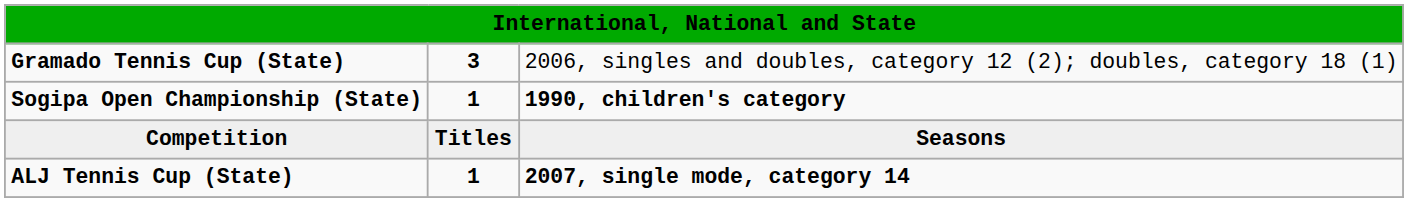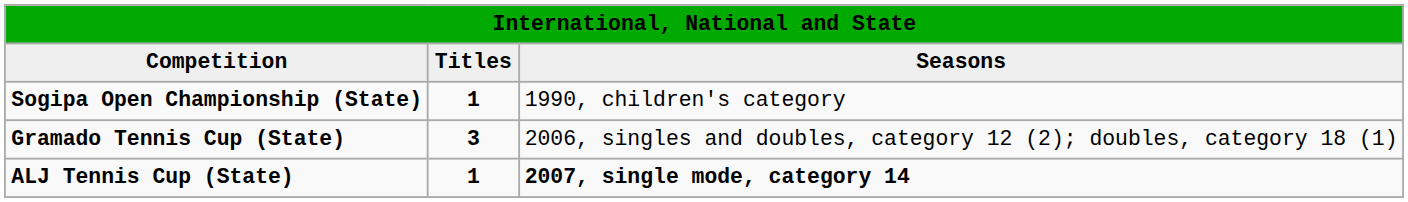rows swapped: (217, 139) <-> (178, 62)
(685, 101) bold -> (685, 101) normal
